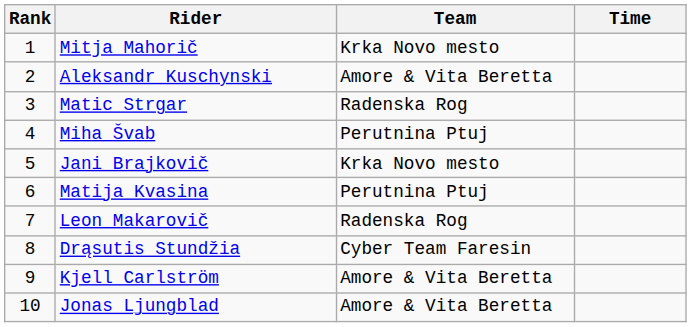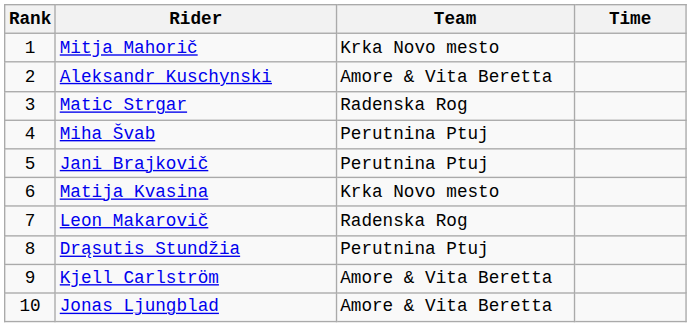(420, 163) Krka Novo mesto -> (414, 163) Perutnina Ptuj
(414, 192) Perutnina Ptuj -> (420, 192) Krka Novo mesto
(436, 250) Cyber Team Faresin -> (414, 250) Perutnina Ptuj
